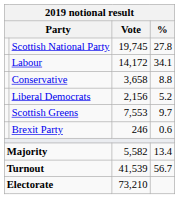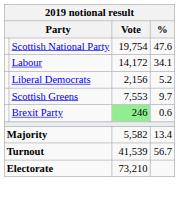(133, 46) 19,745 -> (133, 46) 19,754
(163, 46) 27.8 -> (163, 46) 47.6
- row: (39, 79)
(140, 130) no background -> (140, 113) lightgreen background
